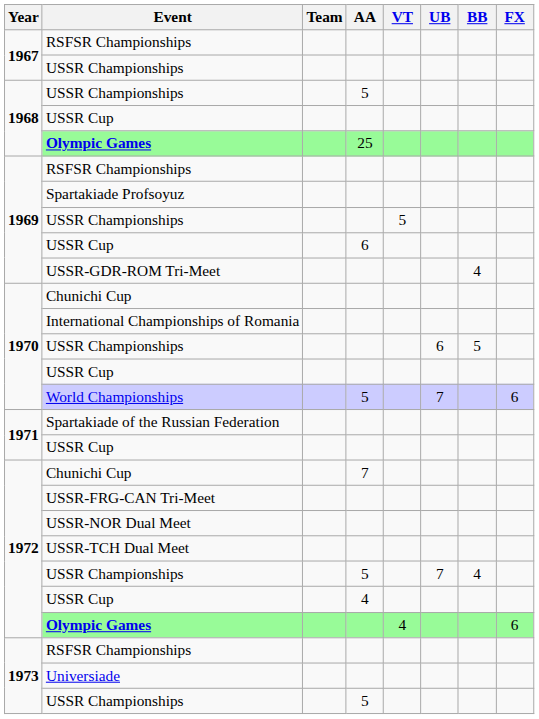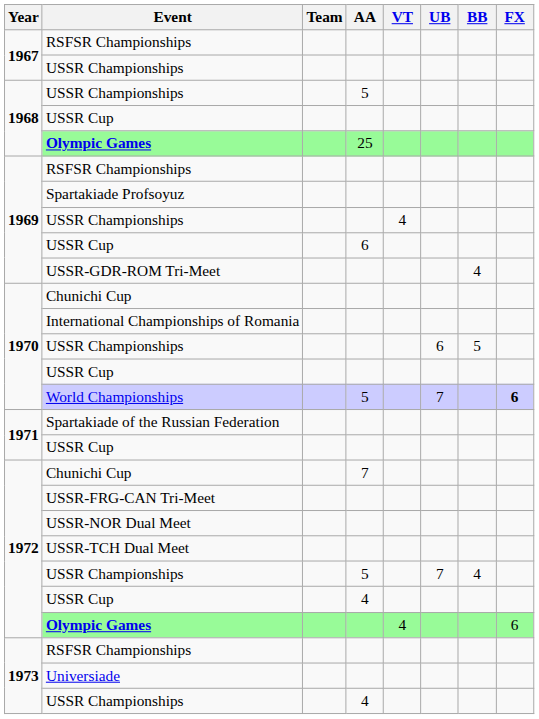(402, 219) 5 -> (402, 219) 4
(515, 397) normal -> (515, 397) bold
(365, 700) 5 -> (365, 700) 4
